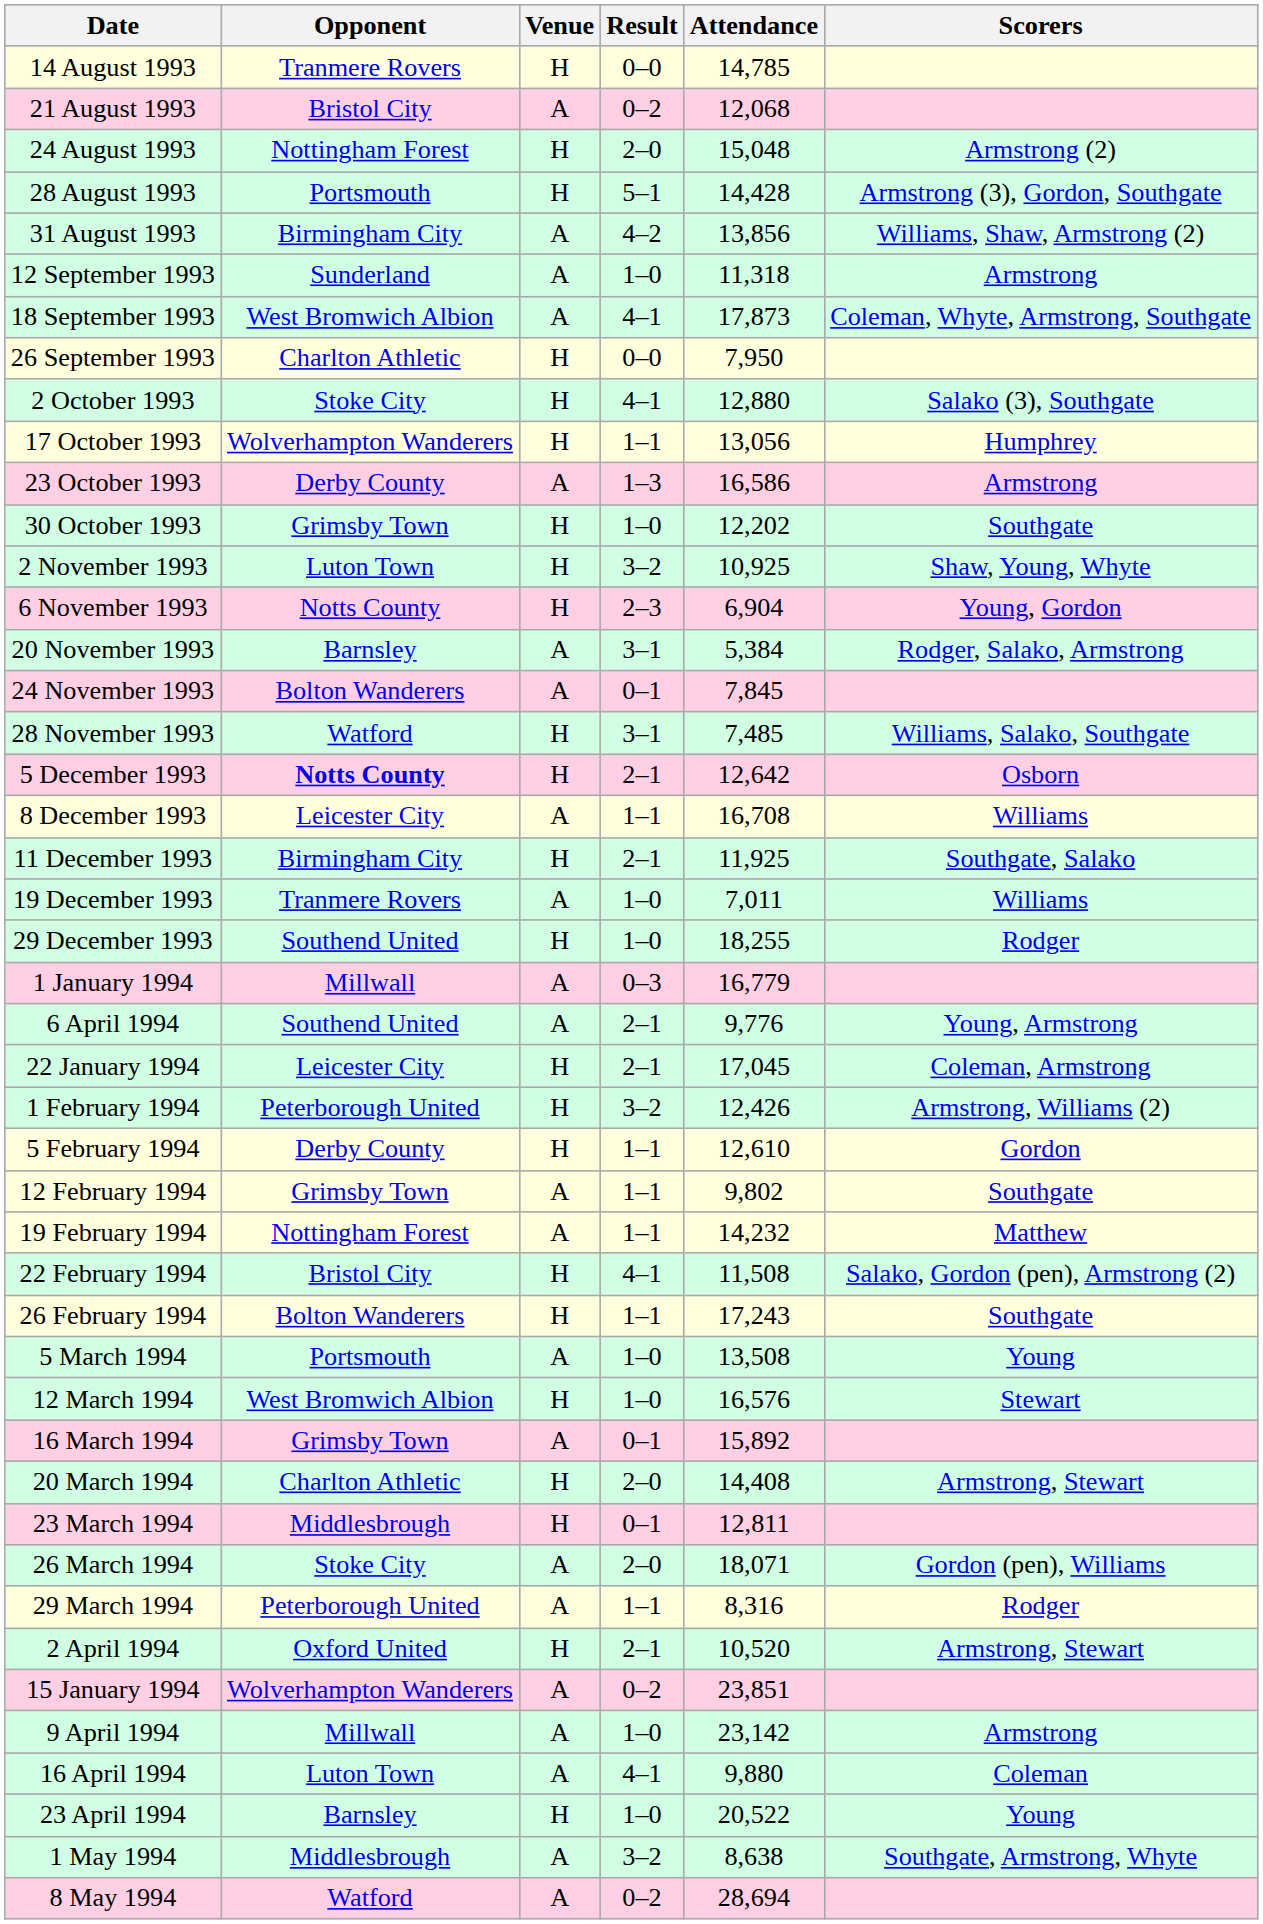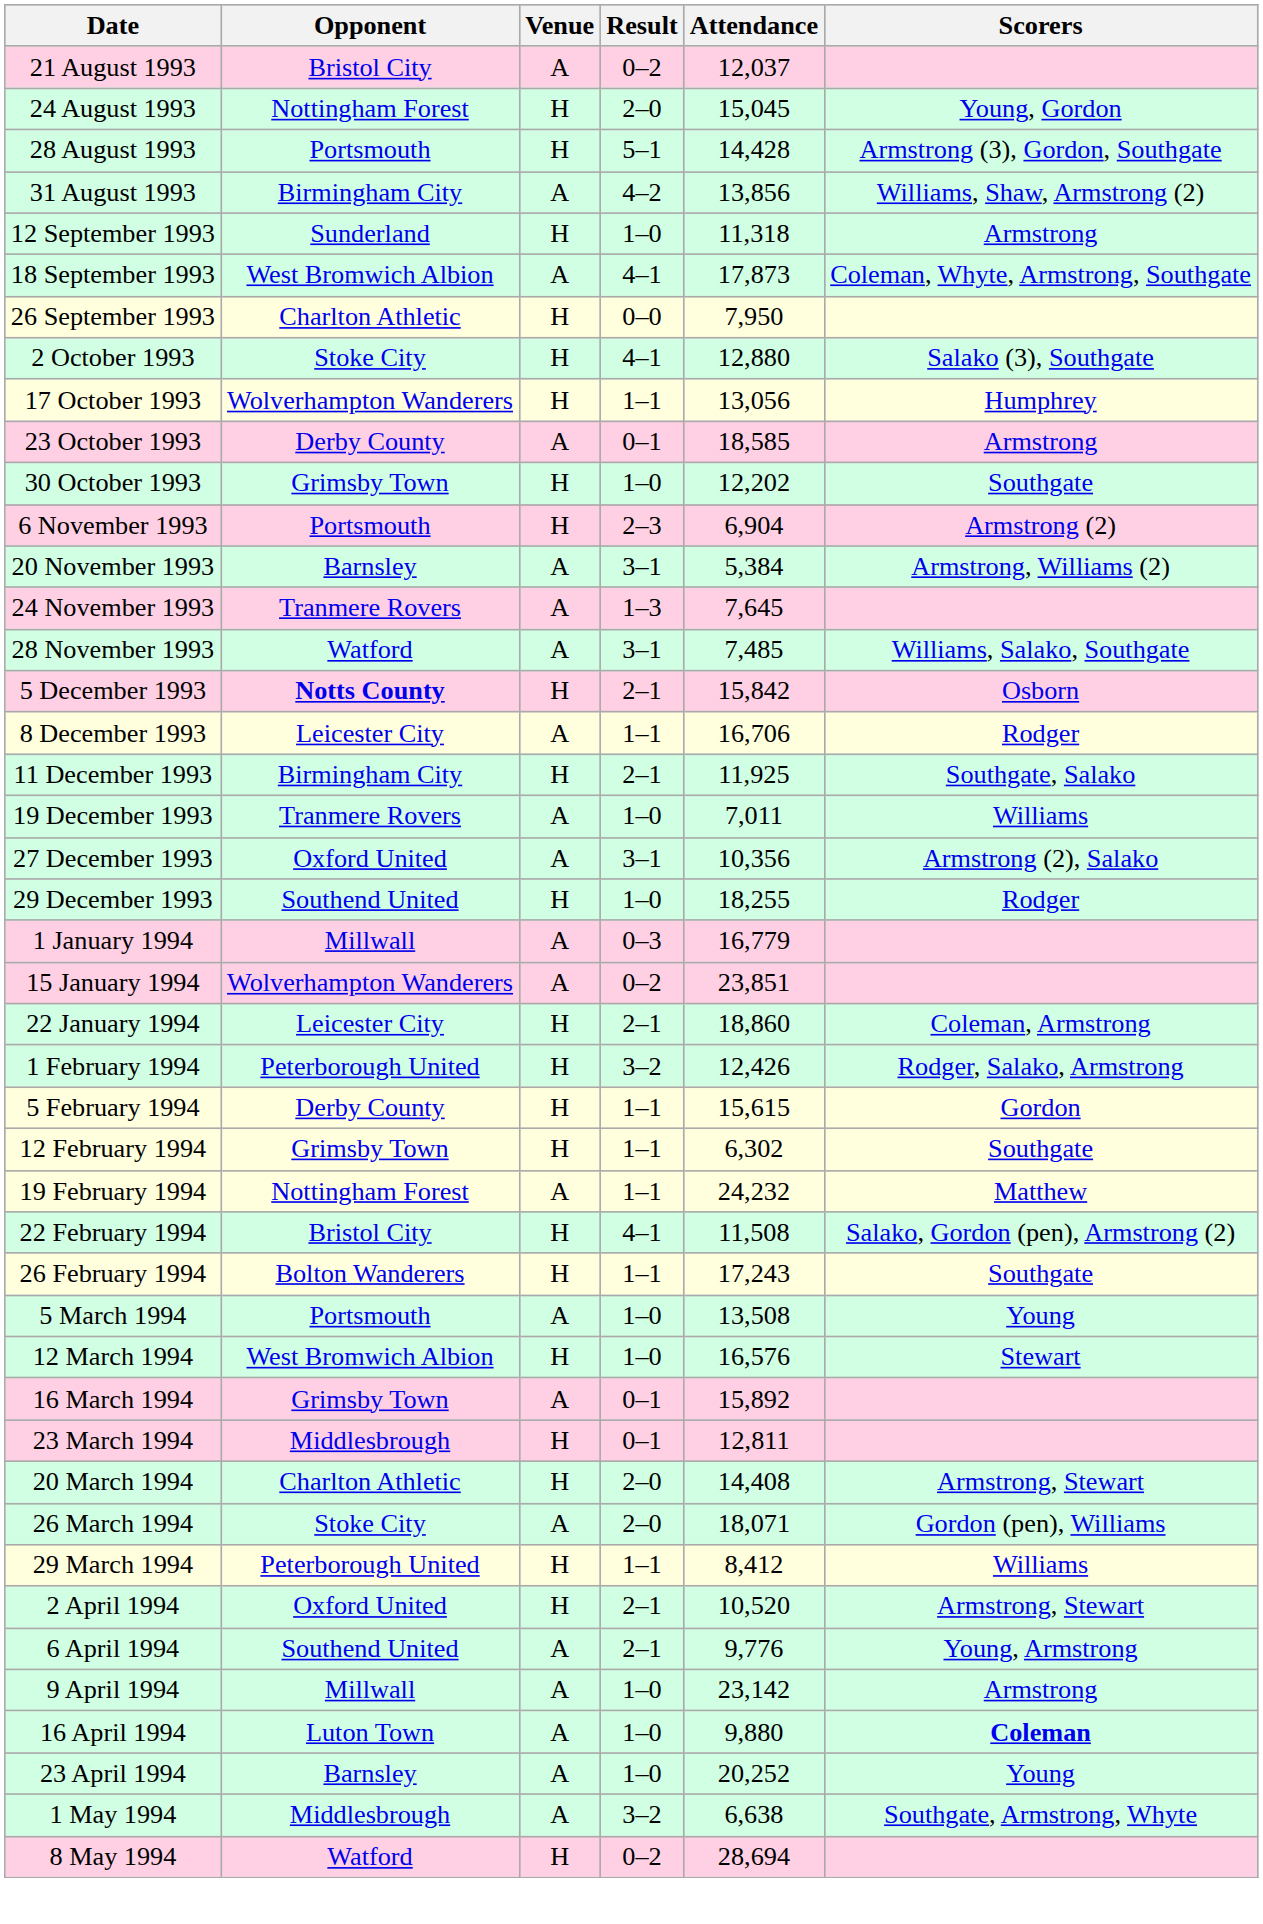- row: (113, 66)
(754, 108) 12,068 -> (754, 66) 12,037
(754, 150) 15,048 -> (754, 108) 15,045
(1041, 150) Armstrong (2) -> (1041, 108) Young, Gordon
(560, 274) A -> (560, 233) H
(642, 483) 1–3 -> (642, 441) 0–1
(754, 483) 16,586 -> (754, 441) 18,585
- row: (113, 566)
(370, 607) Notts County -> (370, 524) Portsmouth
(1041, 607) Young, Gordon -> (1041, 524) Armstrong (2)
(1041, 649) Rodger, Salako, Armstrong -> (1041, 566) Armstrong, Williams (2)
(370, 691) Bolton Wanderers -> (370, 607) Tranmere Rovers
(642, 691) 0–1 -> (642, 607) 1–3
(754, 691) 7,845 -> (754, 607) 7,645
(560, 732) H -> (560, 649) A
(754, 774) 12,642 -> (754, 691) 15,842
(754, 815) 16,708 -> (754, 732) 16,706
(1041, 815) Williams -> (1041, 732) Rodger
+ row: (113, 857)
rows swapped: (113, 1689) <-> (113, 1024)
(754, 1065) 17,045 -> (754, 1024) 18,860
(1041, 1107) Armstrong, Williams (2) -> (1041, 1065) Rodger, Salako, Armstrong
(754, 1148) 12,610 -> (754, 1107) 15,615
(560, 1190) A -> (560, 1148) H
(754, 1190) 9,802 -> (754, 1148) 6,302
(754, 1232) 14,232 -> (754, 1190) 24,232
rows swapped: (113, 1481) <-> (113, 1523)
(560, 1606) A -> (560, 1565) H
(754, 1606) 8,316 -> (754, 1565) 8,412
(1041, 1606) Rodger -> (1041, 1565) Williams
(642, 1773) 4–1 -> (642, 1731) 1–0
(1041, 1773) normal -> (1041, 1731) bold
(560, 1814) H -> (560, 1773) A
(754, 1814) 20,522 -> (754, 1773) 20,252
(754, 1856) 8,638 -> (754, 1814) 6,638
(560, 1897) A -> (560, 1856) H
